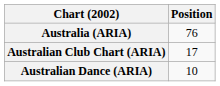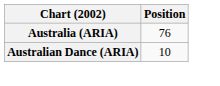- row: (86, 52)
